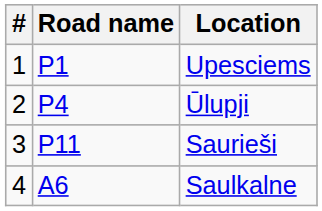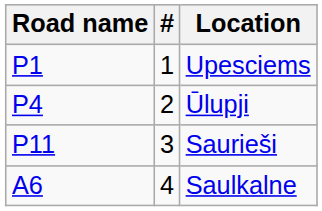columns swapped: (19, 24) <-> (106, 24)
